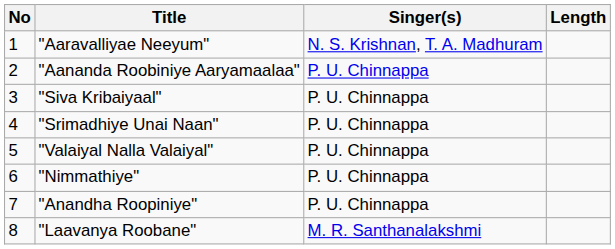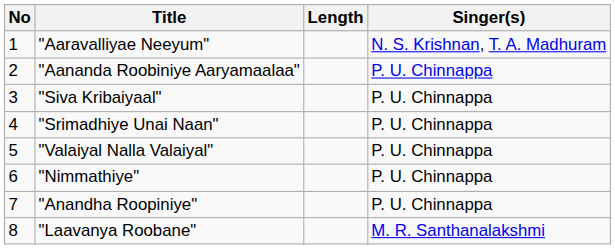columns swapped: (425, 17) <-> (578, 17)
